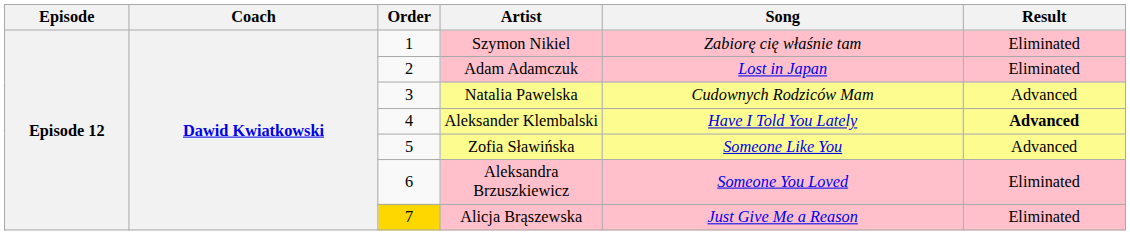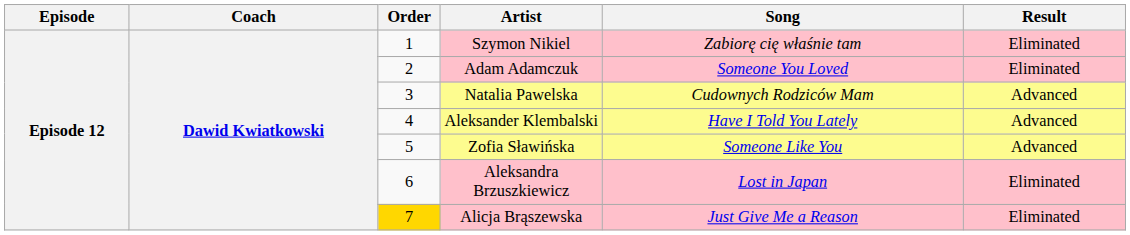(783, 69) Lost in Japan -> (783, 69) Someone You Loved
(1044, 120) bold -> (1044, 120) normal
(783, 181) Someone You Loved -> (783, 181) Lost in Japan
